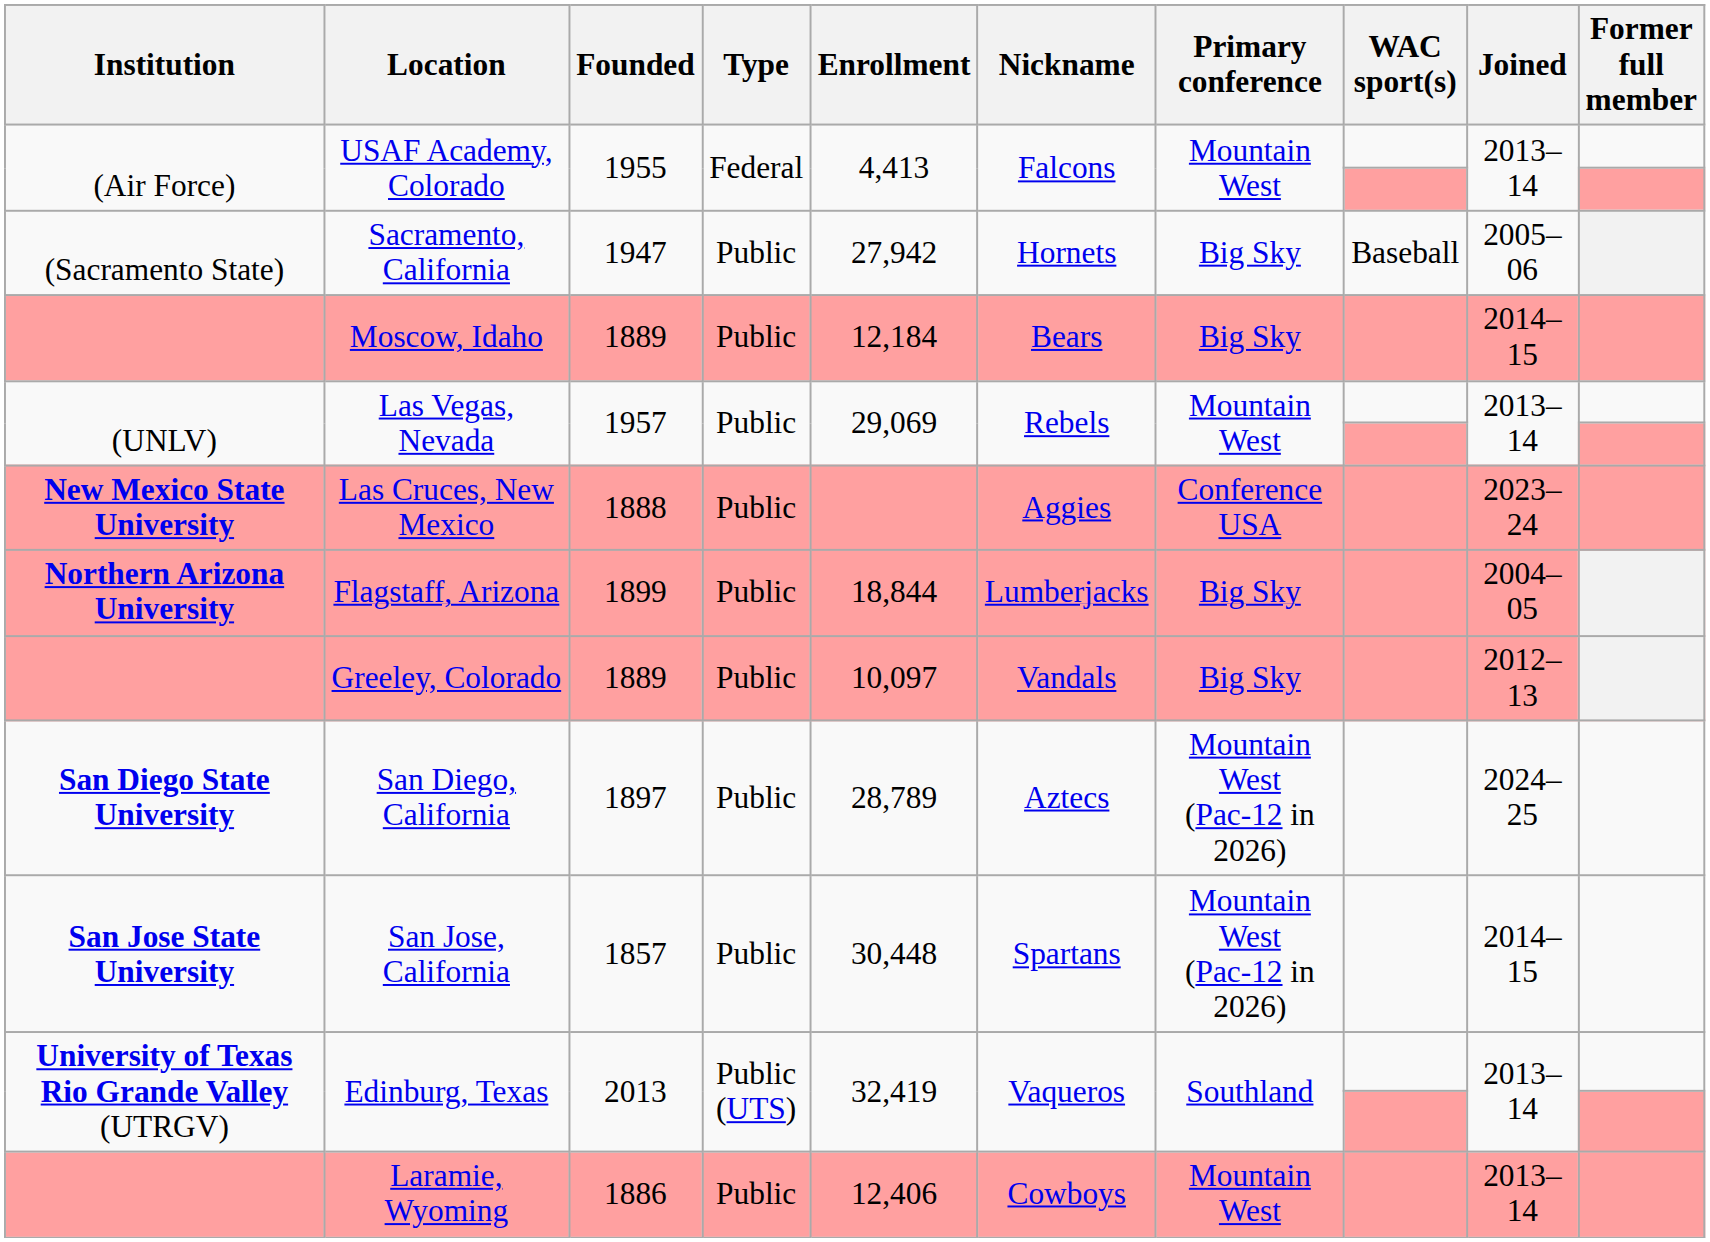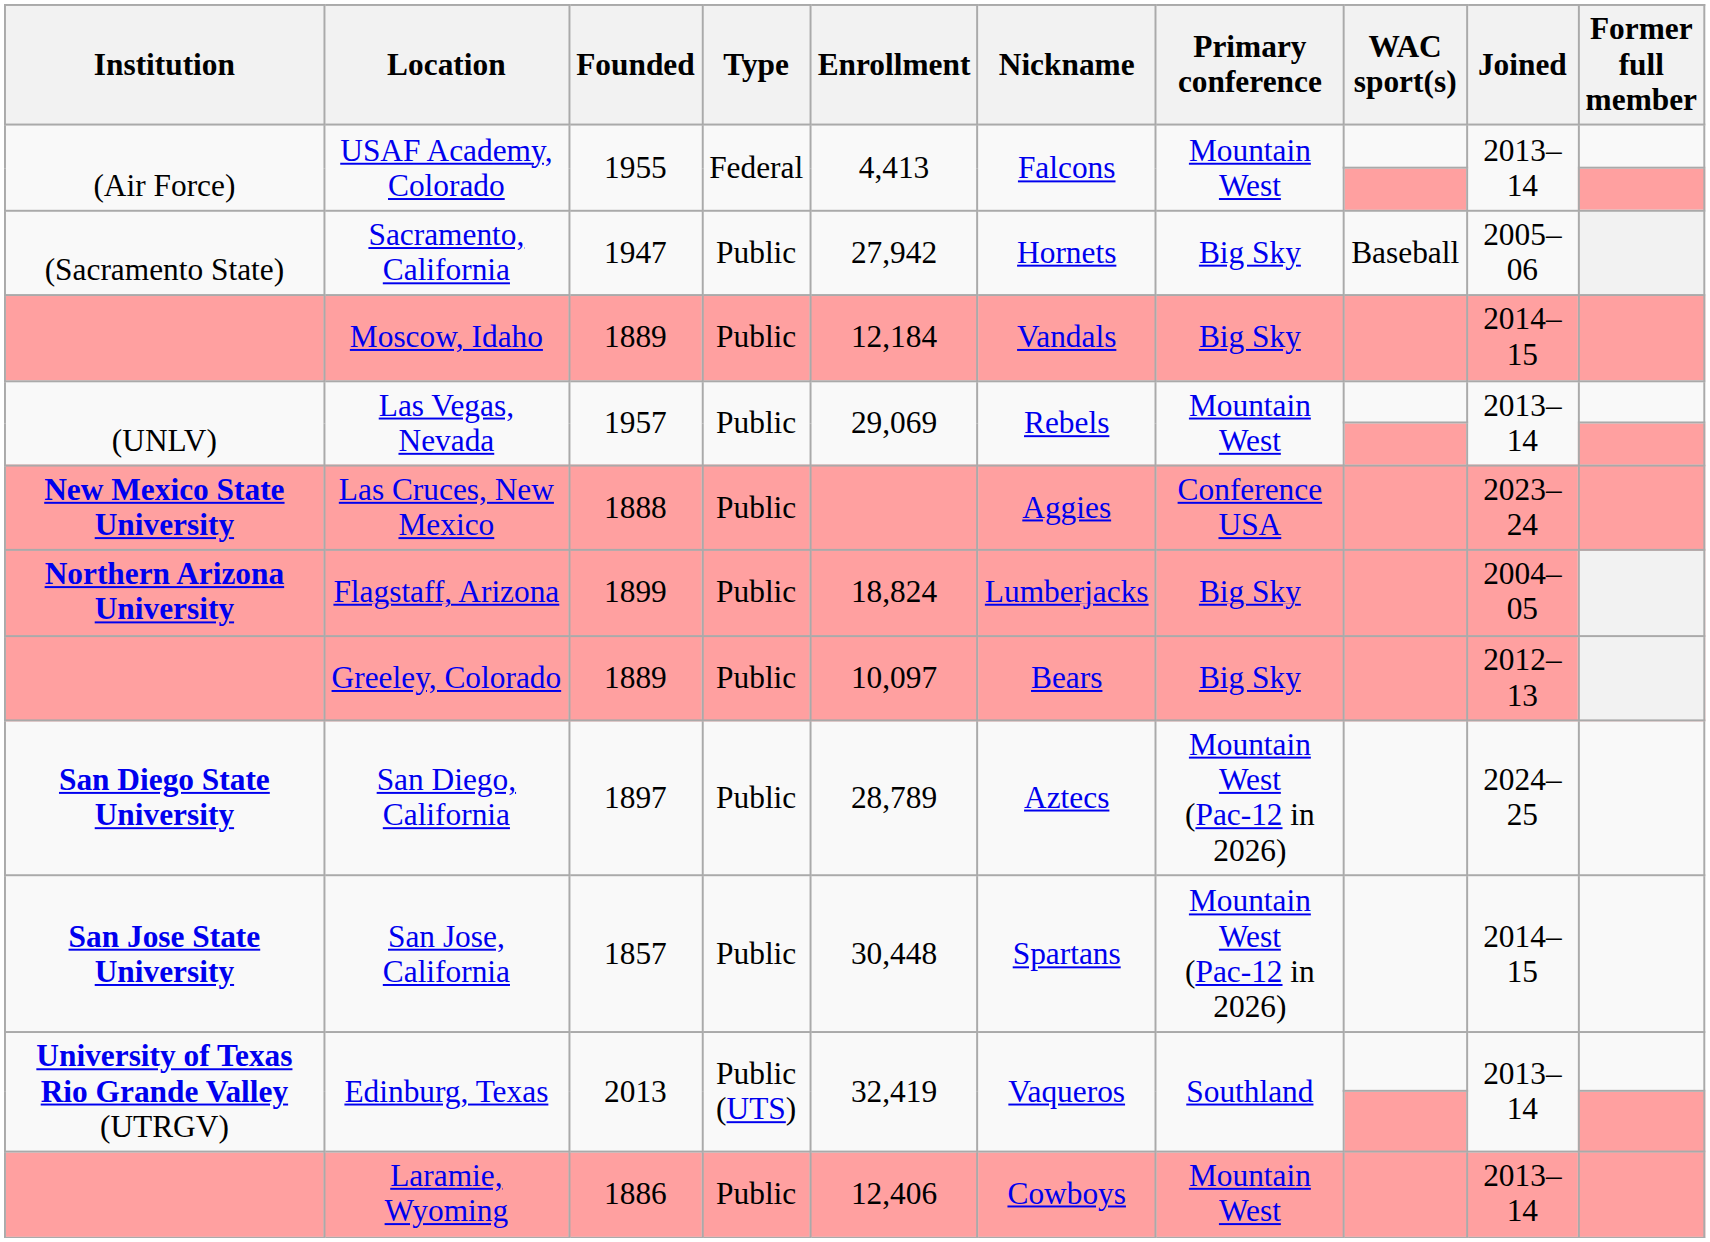(1067, 337) Bears -> (1067, 337) Vandals
(894, 592) 18,844 -> (894, 592) 18,824
(1067, 677) Vandals -> (1067, 677) Bears
